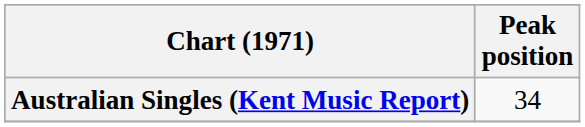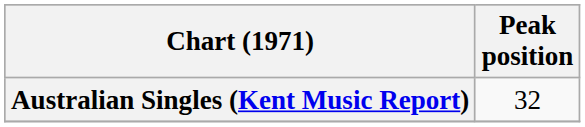(528, 99) 34 -> (528, 99) 32
